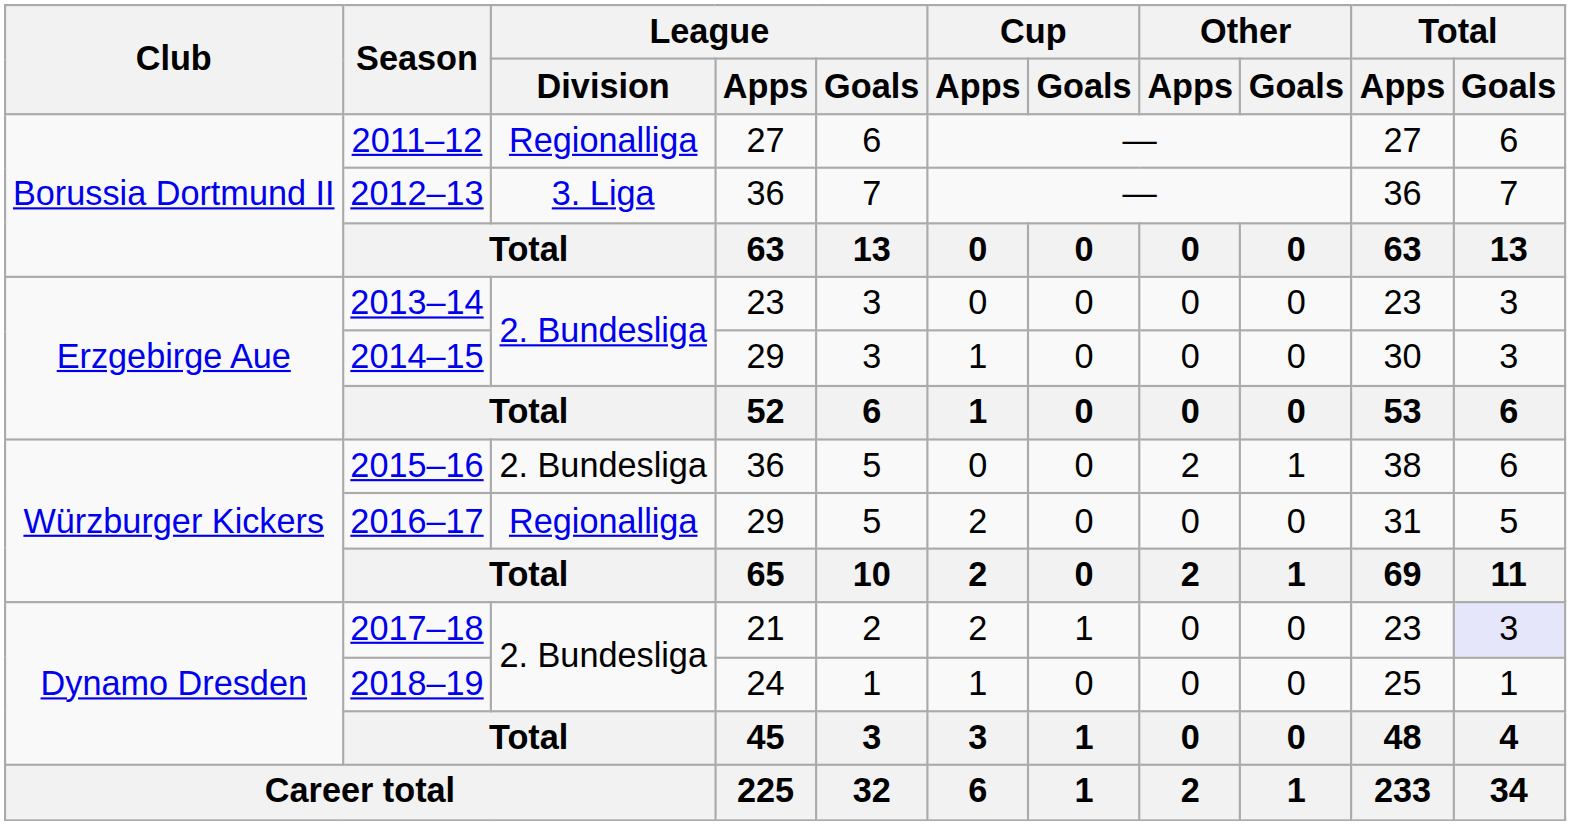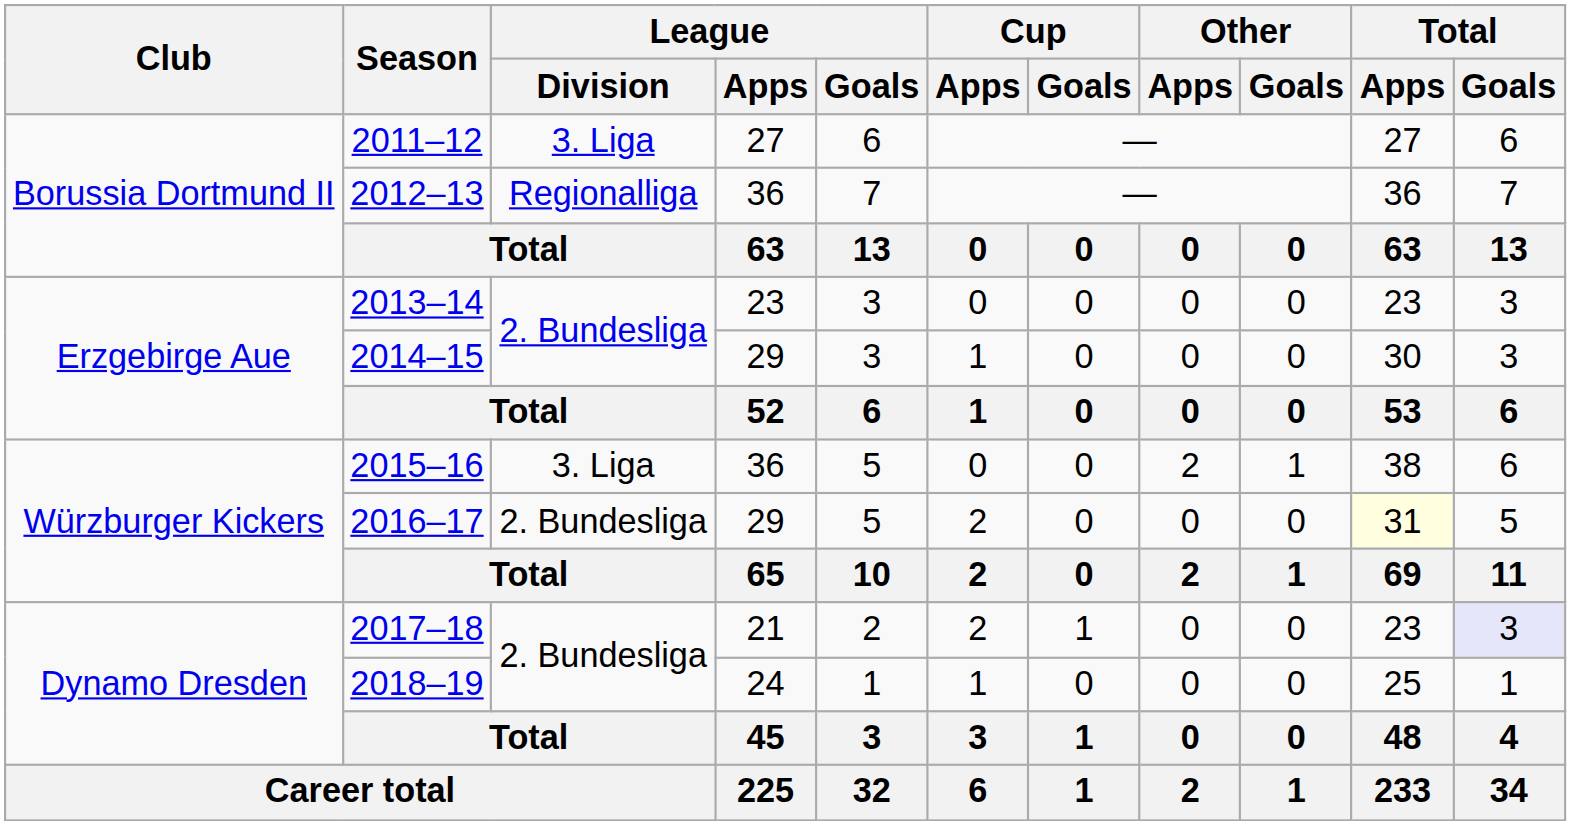(603, 140) Regionalliga -> (603, 140) 3. Liga
(603, 194) 3. Liga -> (603, 194) Regionalliga
(603, 466) 2. Bundesliga -> (603, 466) 3. Liga
(603, 520) Regionalliga -> (603, 520) 2. Bundesliga
(1403, 520) no background -> (1403, 520) lightyellow background
